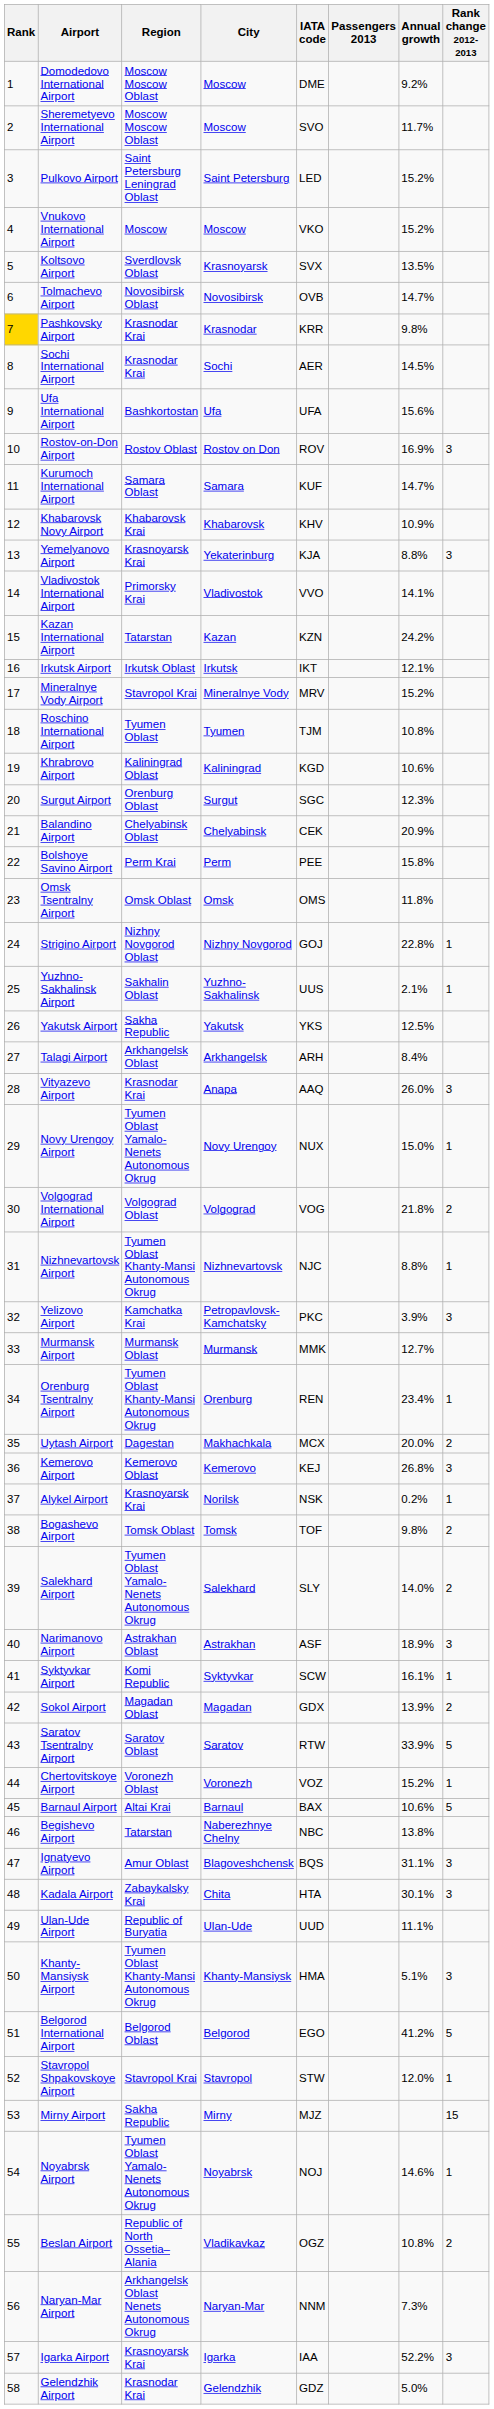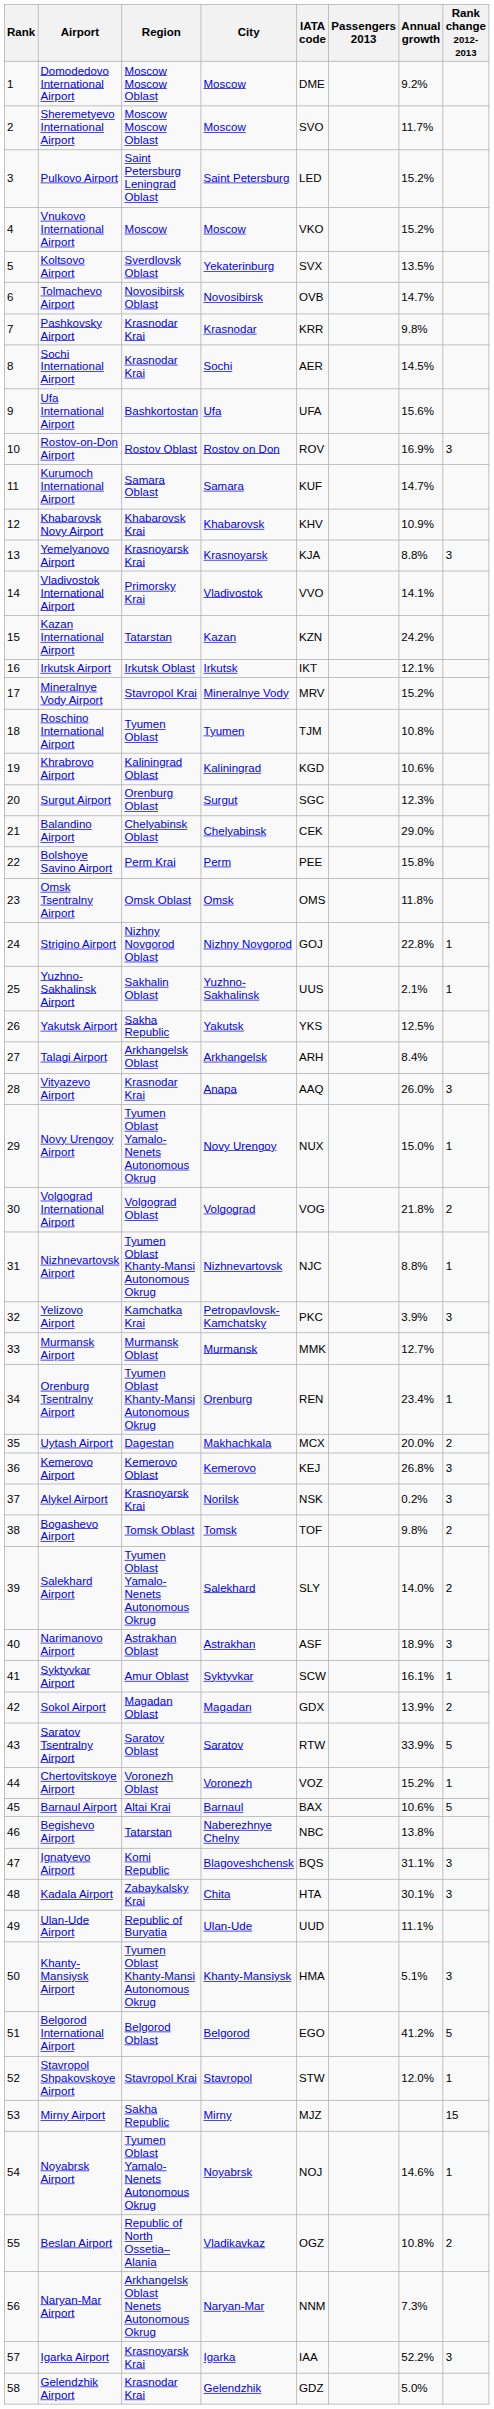(236, 266) Krasnoyarsk -> (239, 266) Yekaterinburg
(10, 329) gold background -> (10, 329) no background
(239, 555) Yekaterinburg -> (236, 555) Krasnoyarsk
(418, 831) 20.9% -> (418, 831) 29.0%
(449, 1499) 1 -> (449, 1499) 3
(147, 1676) Komi Republic -> (157, 1676) Amur Oblast
(157, 1863) Amur Oblast -> (147, 1863) Komi Republic
